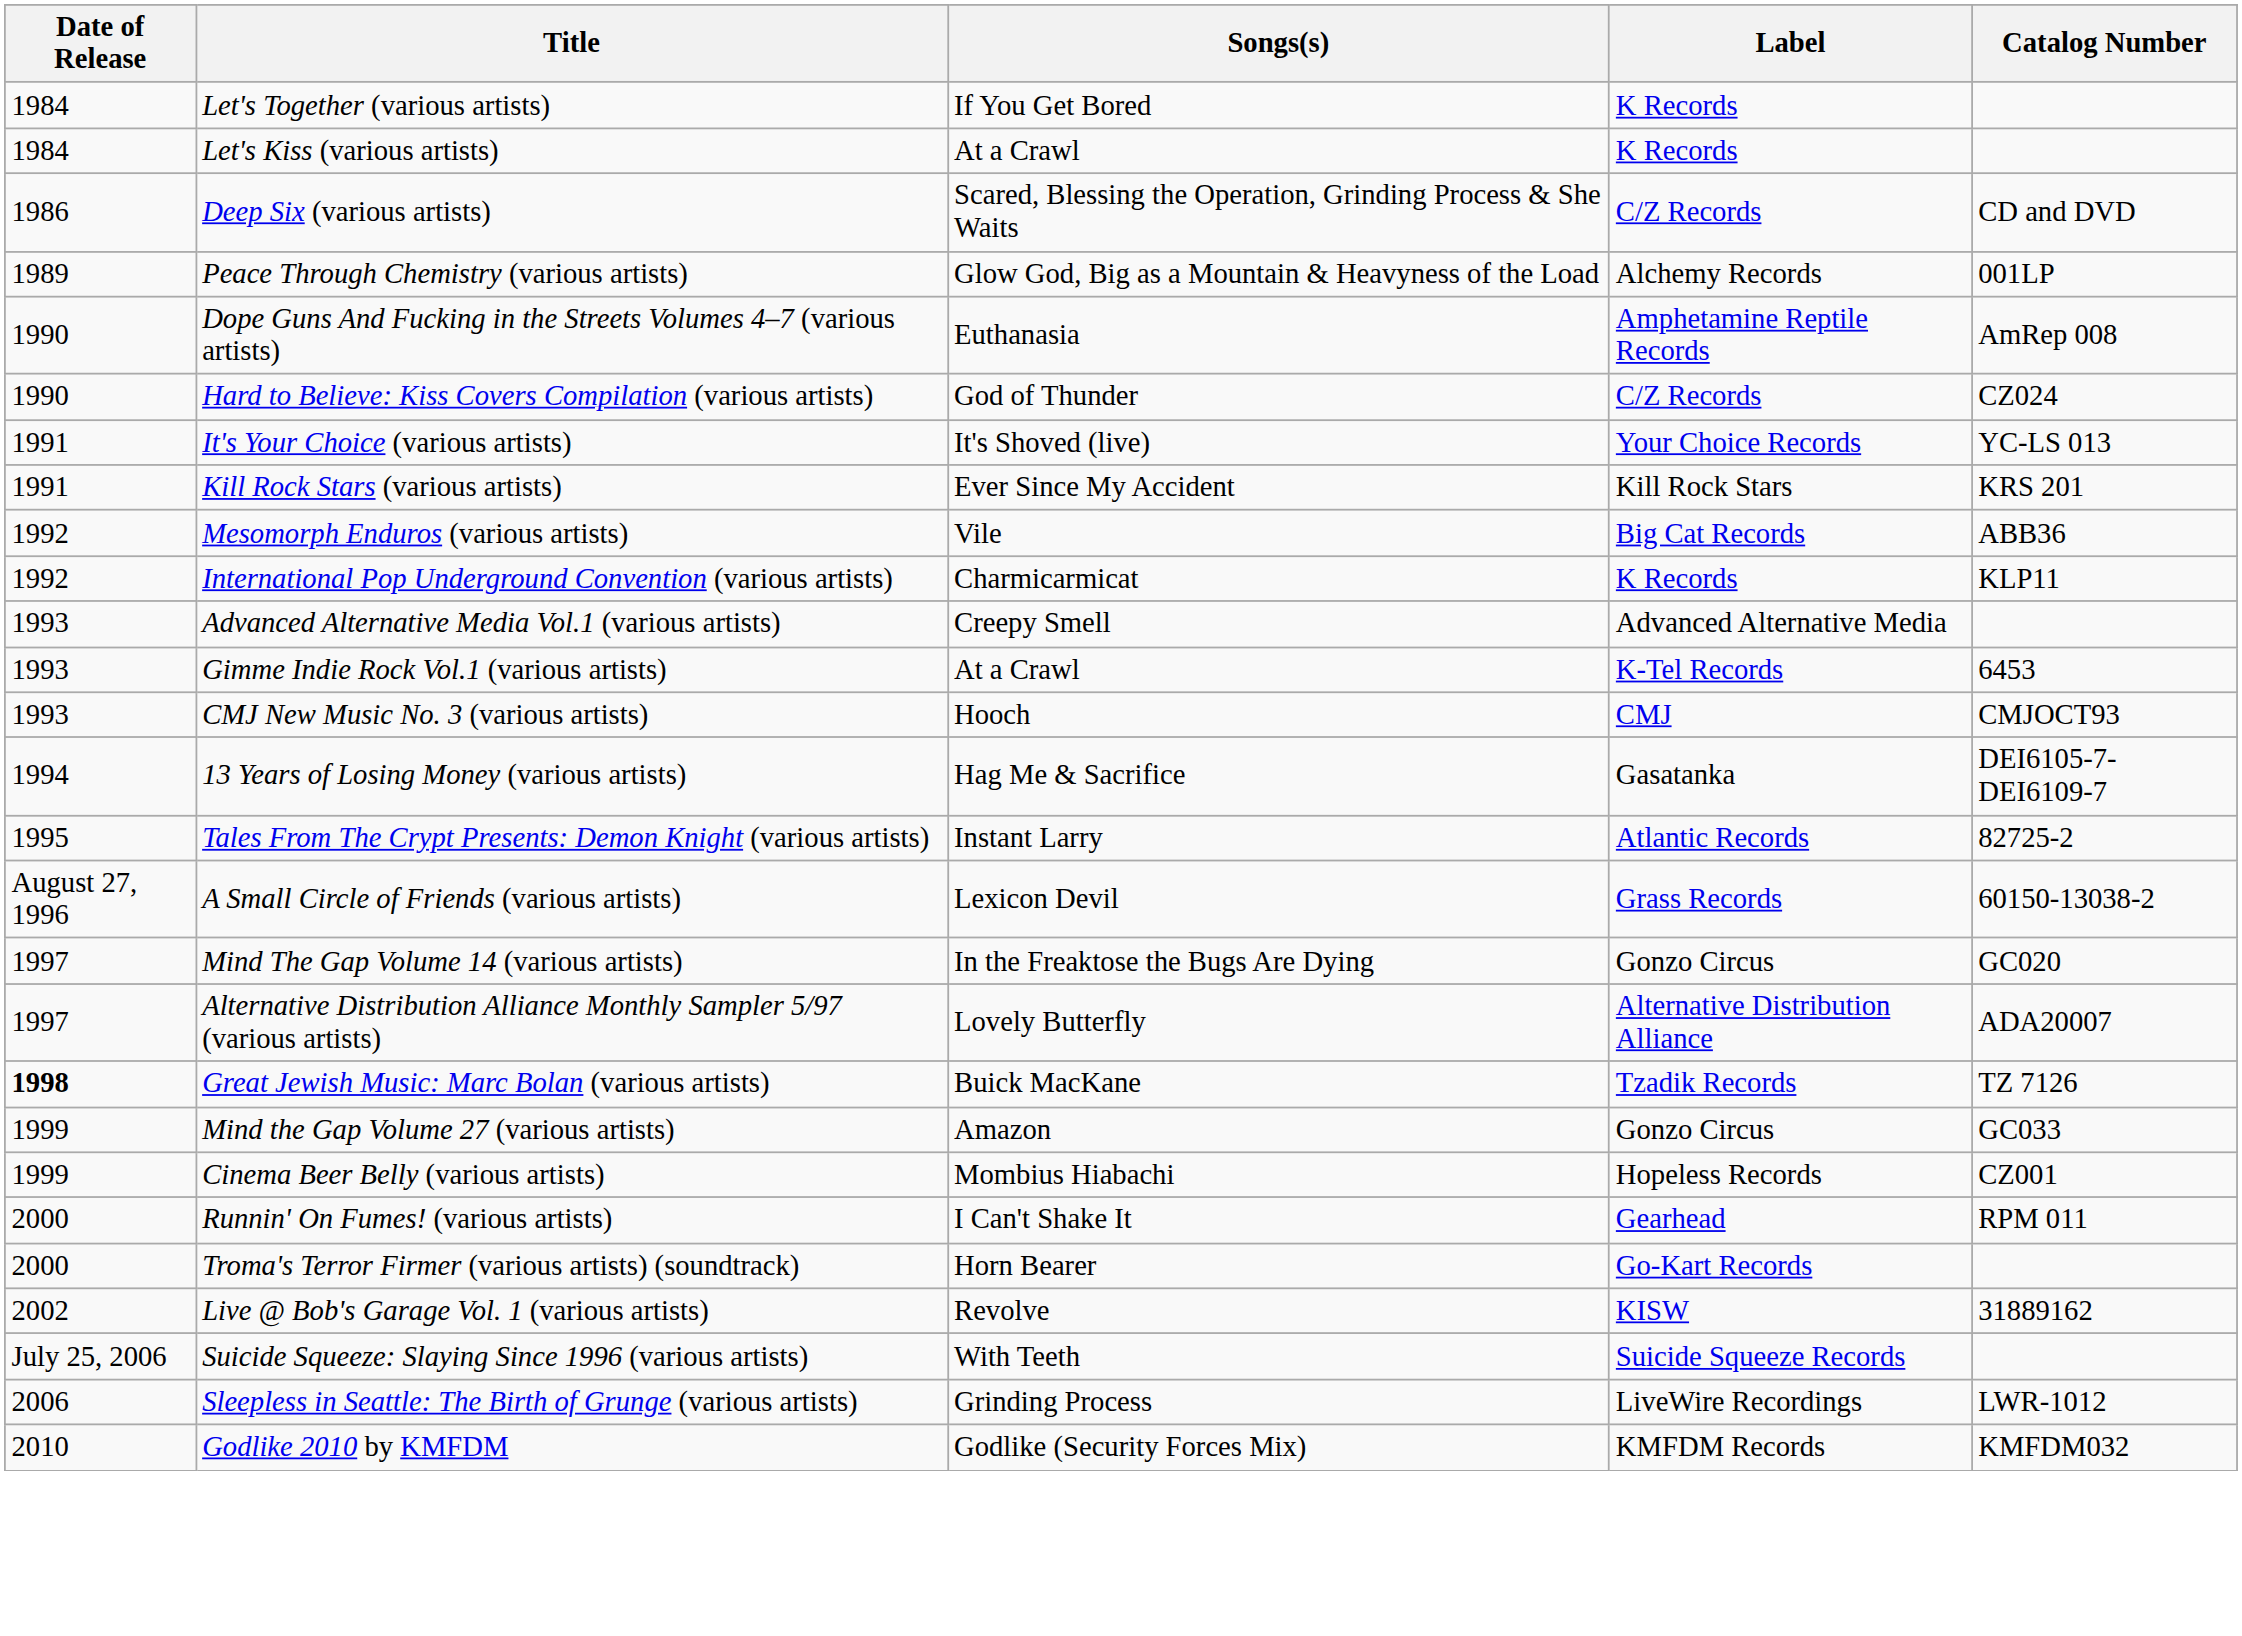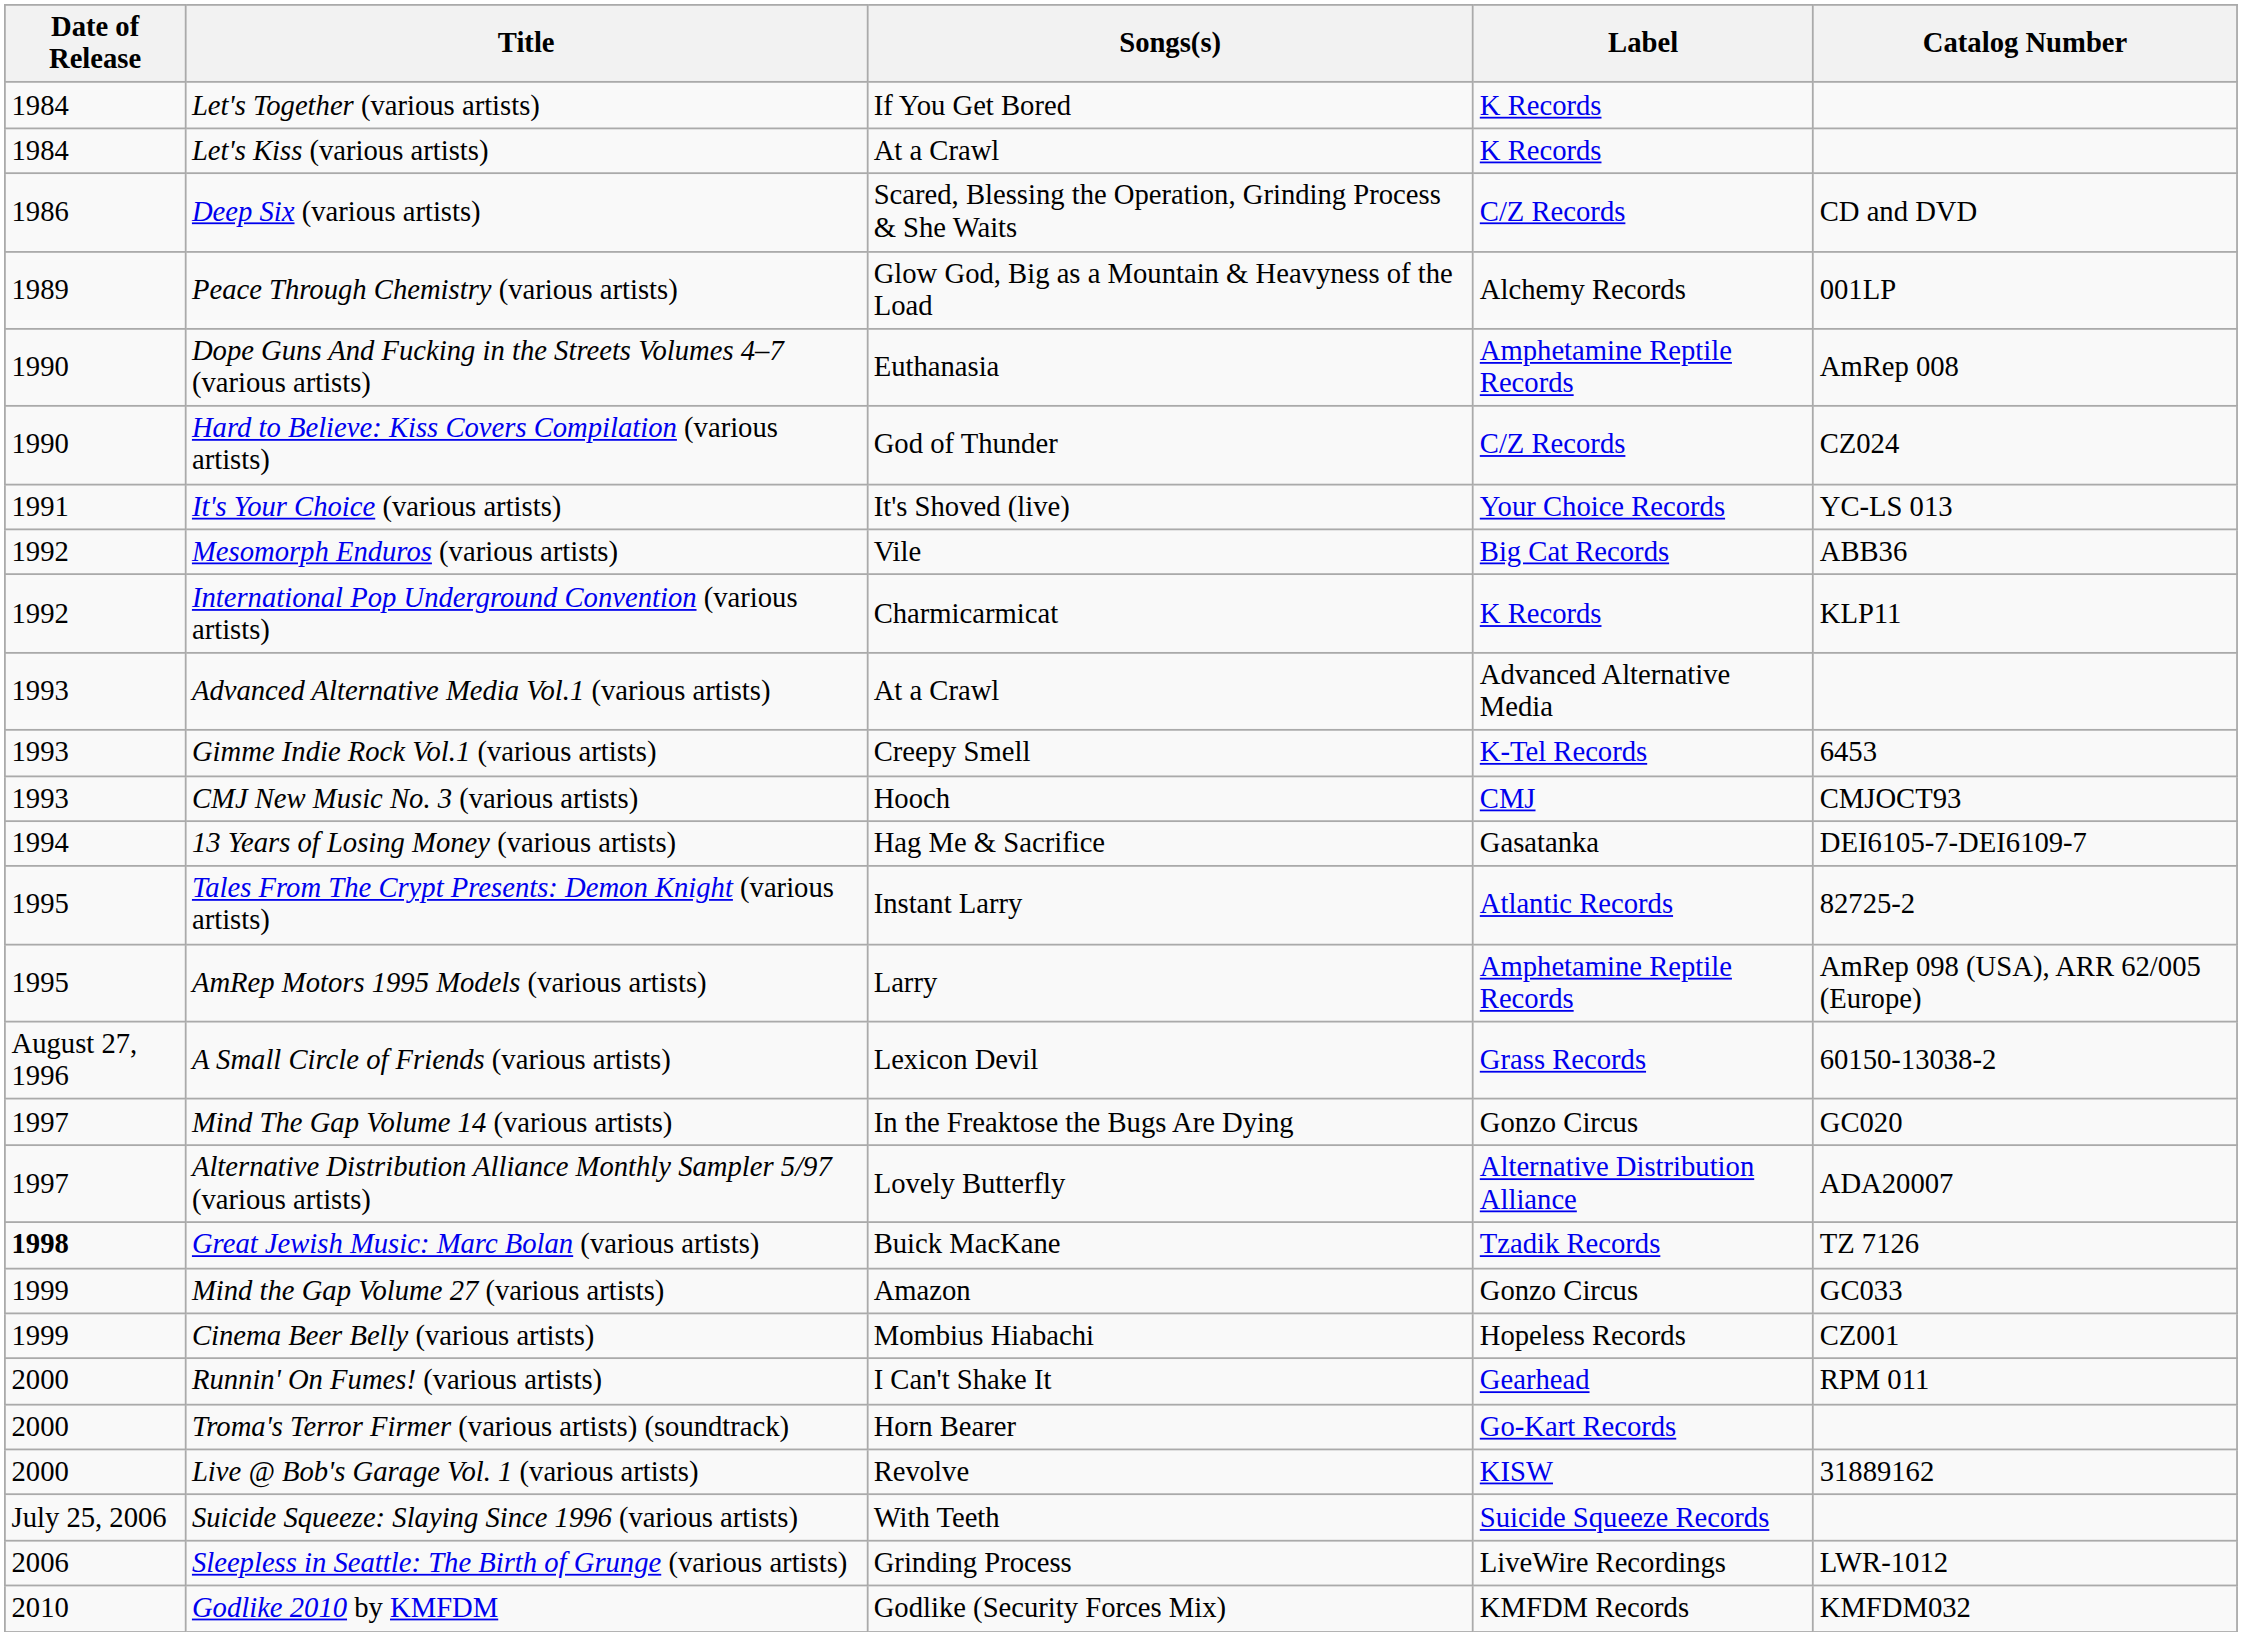- row: (382, 487)
(1032, 623) Creepy Smell -> (936, 690) At a Crawl
(1017, 668) At a Crawl -> (952, 752) Creepy Smell
+ row: (449, 982)
(40, 1310) 2002 -> (40, 1471) 2000
